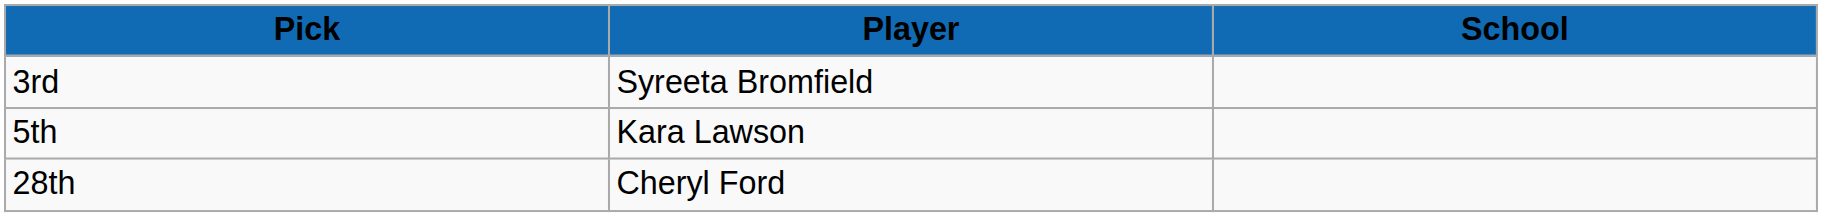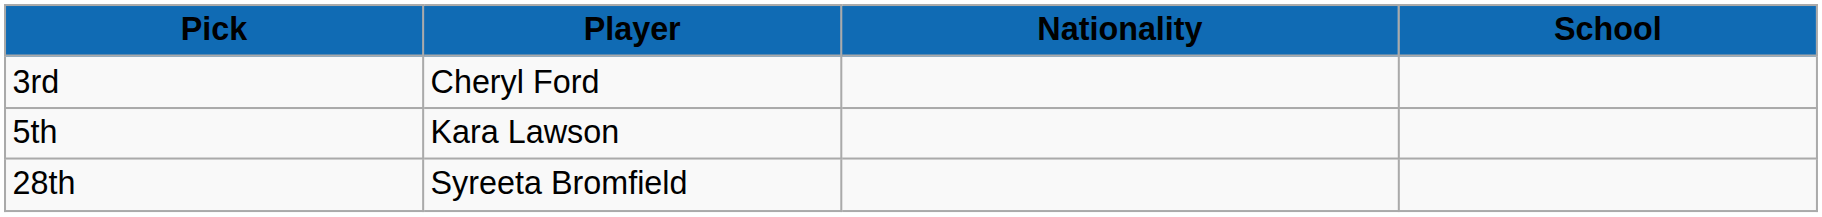+ column: (1120, 30)
(745, 81) Syreeta Bromfield -> (515, 81) Cheryl Ford
(701, 183) Cheryl Ford -> (559, 183) Syreeta Bromfield
